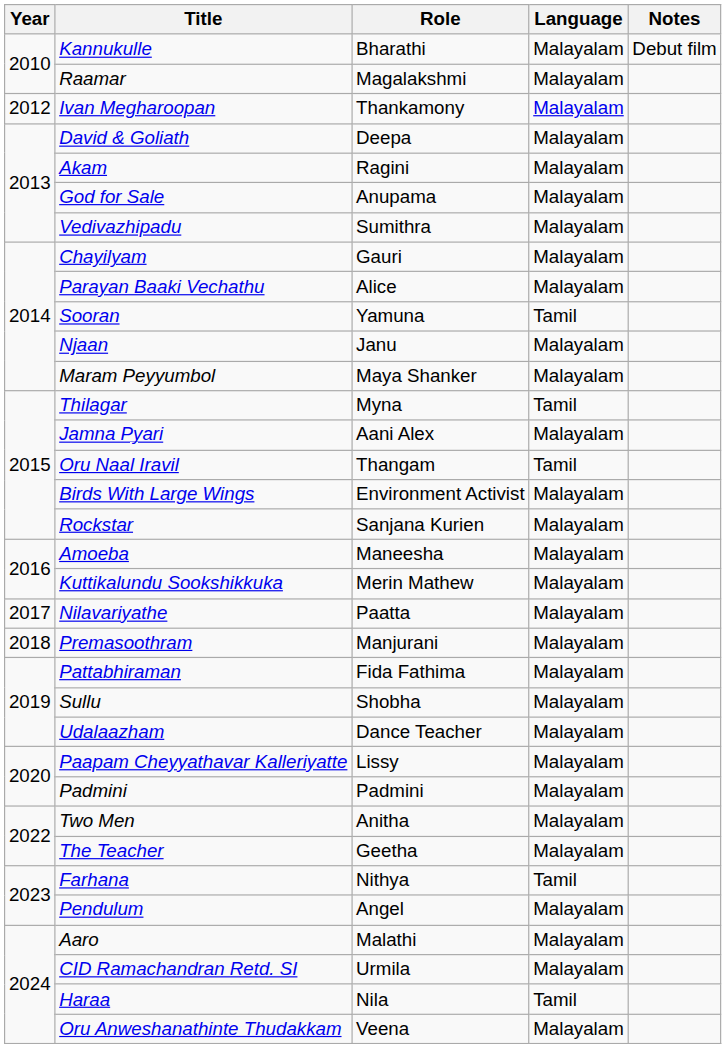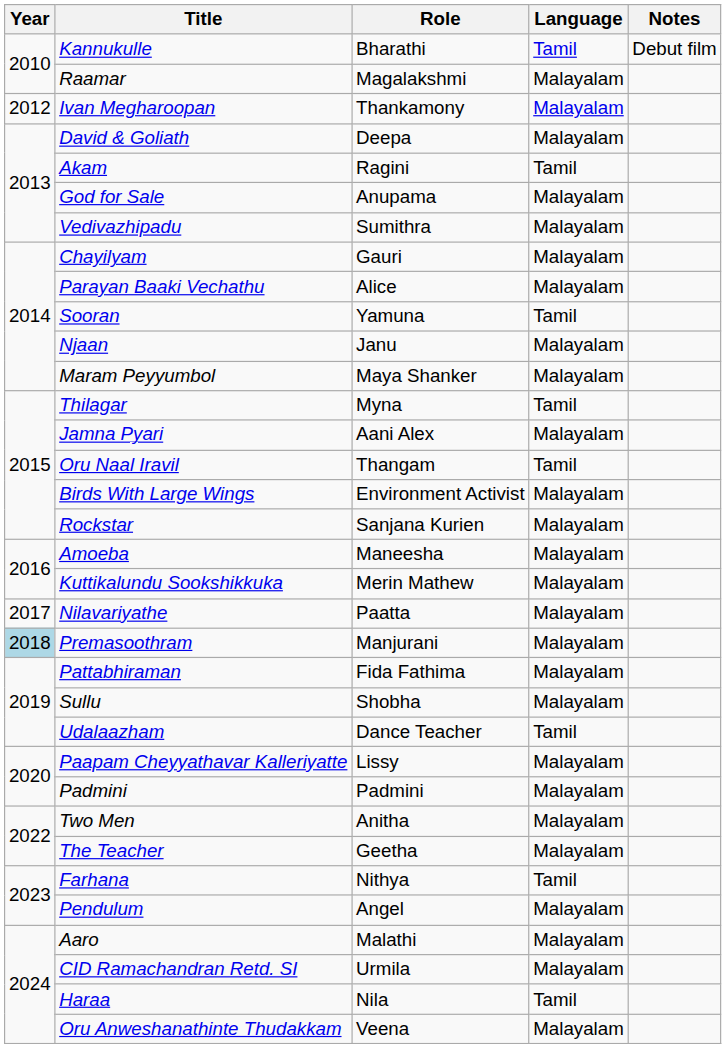(578, 49) Malayalam -> (555, 49) Tamil
(578, 167) Malayalam -> (555, 167) Tamil
(30, 642) no background -> (30, 642) lightblue background
(578, 731) Malayalam -> (555, 731) Tamil
